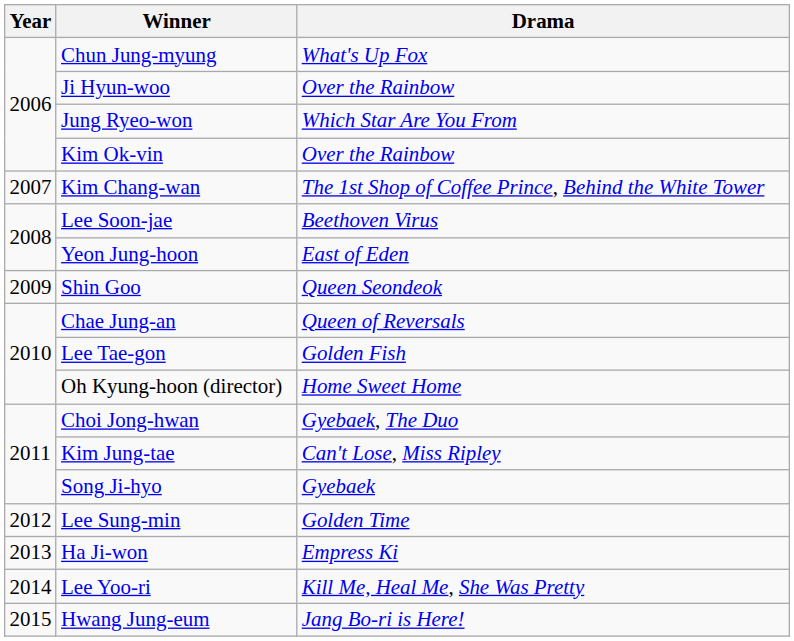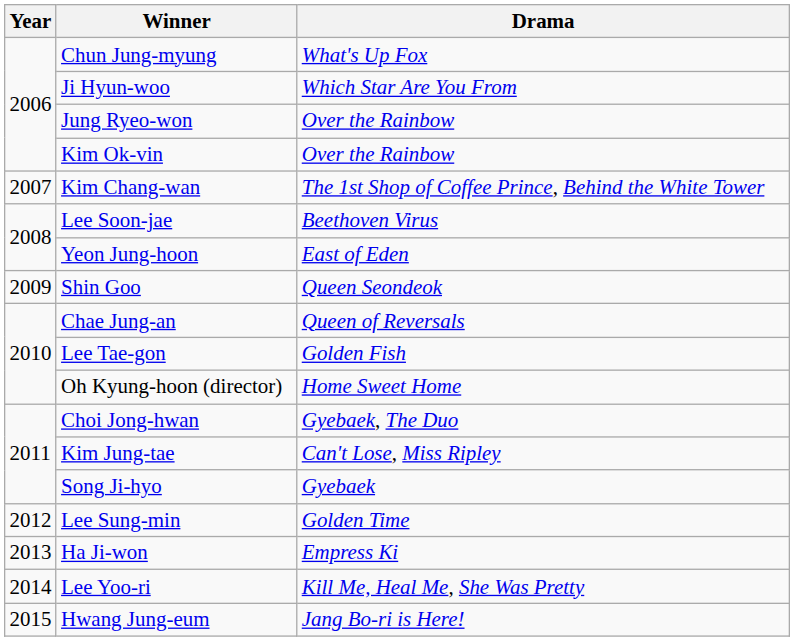(378, 87) Over the Rainbow -> (409, 87) Which Star Are You From
(409, 120) Which Star Are You From -> (378, 120) Over the Rainbow
